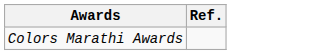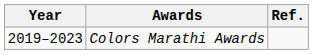+ column: (45, 16)
